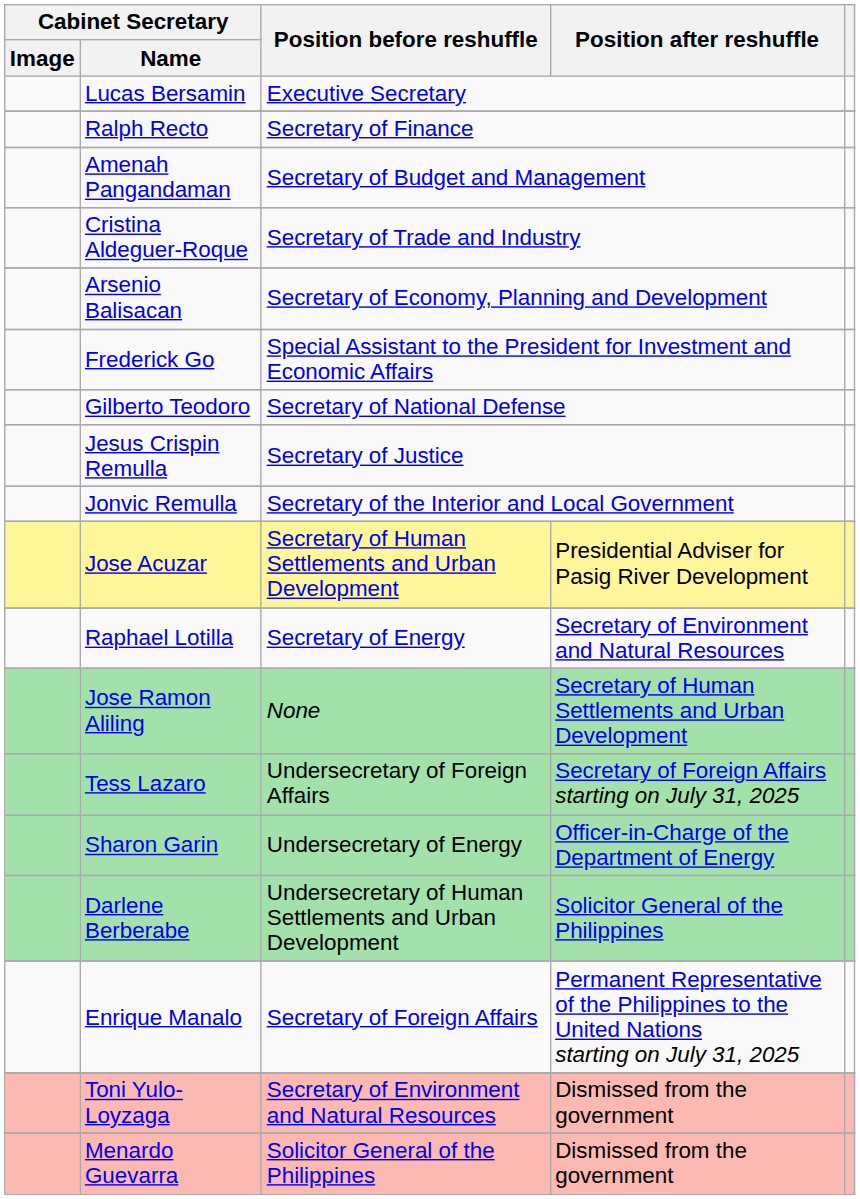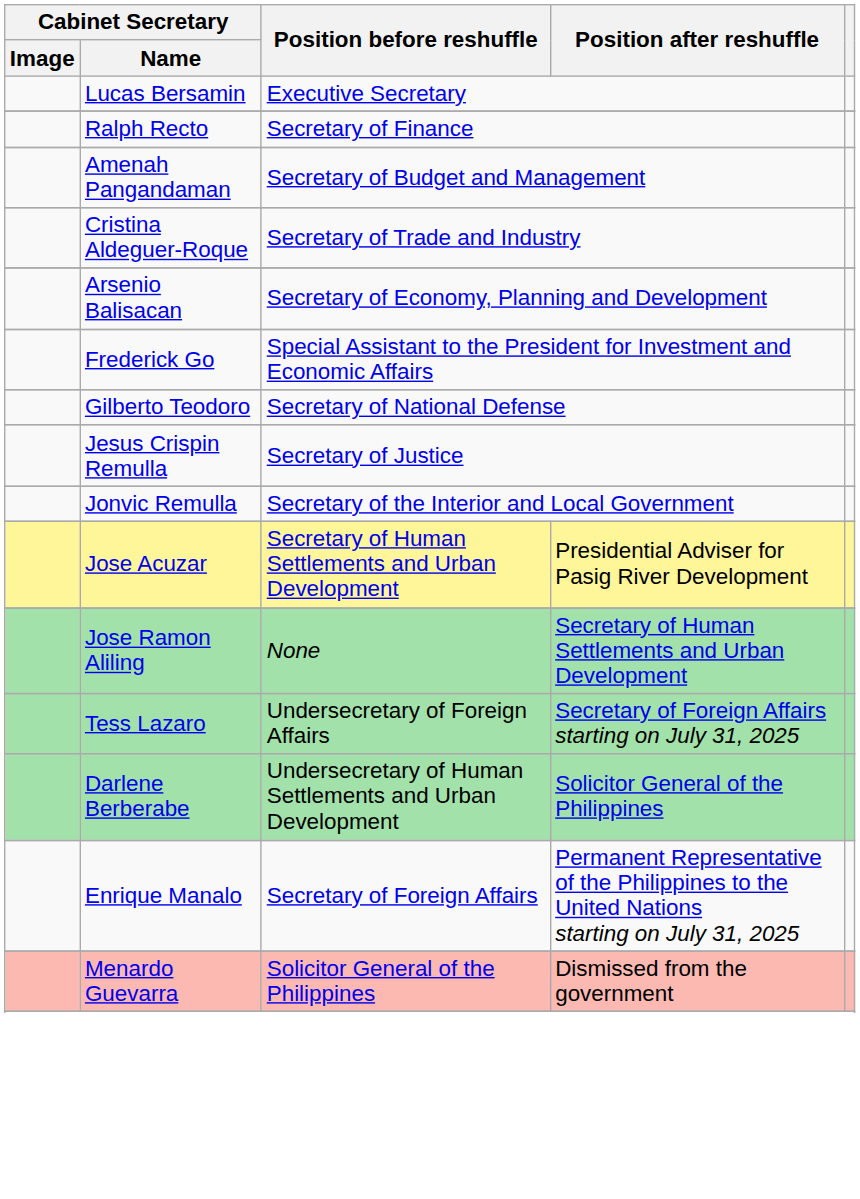- row: (159, 637)
- row: (152, 844)
- row: (134, 1102)
